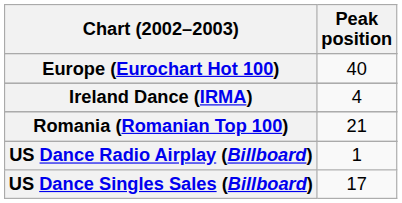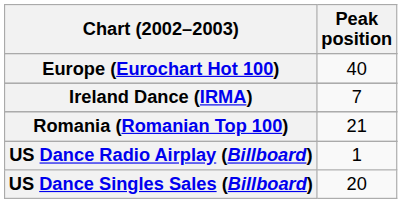(357, 97) 4 -> (357, 97) 7
(357, 184) 17 -> (357, 184) 20
